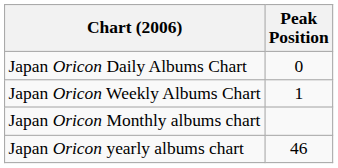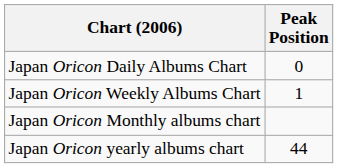(299, 148) 46 -> (299, 148) 44
